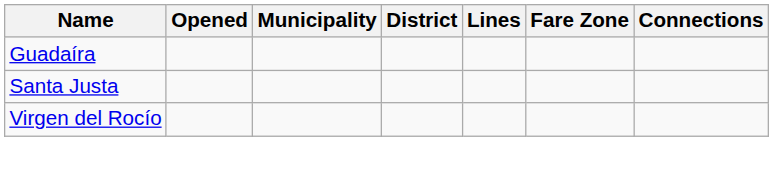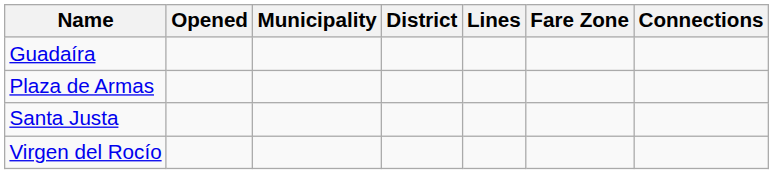+ row: (82, 86)
